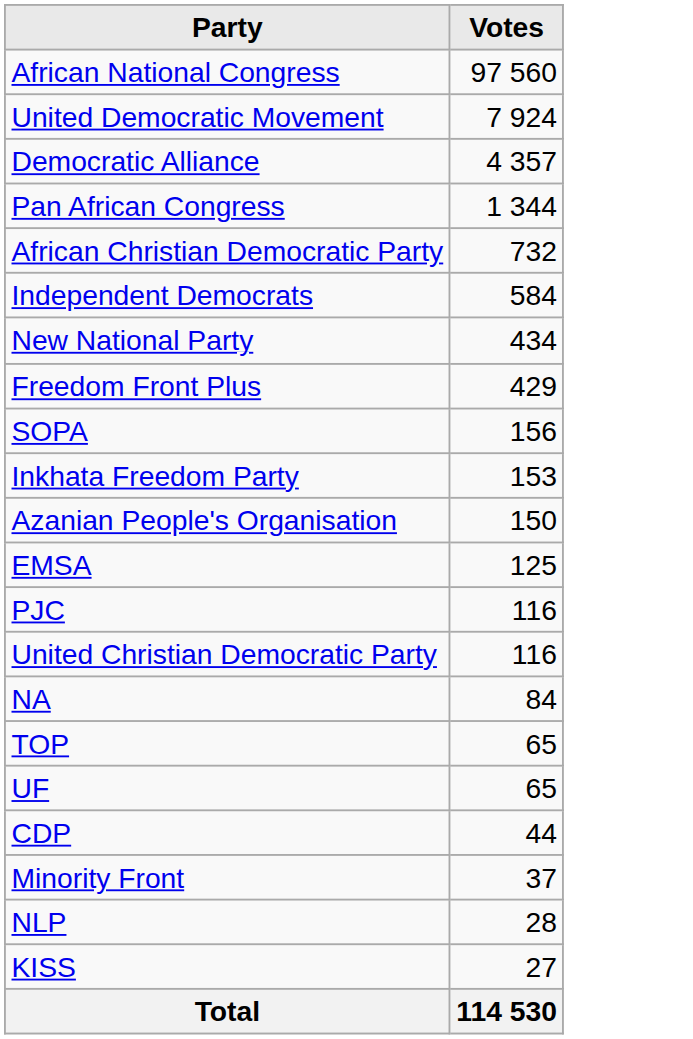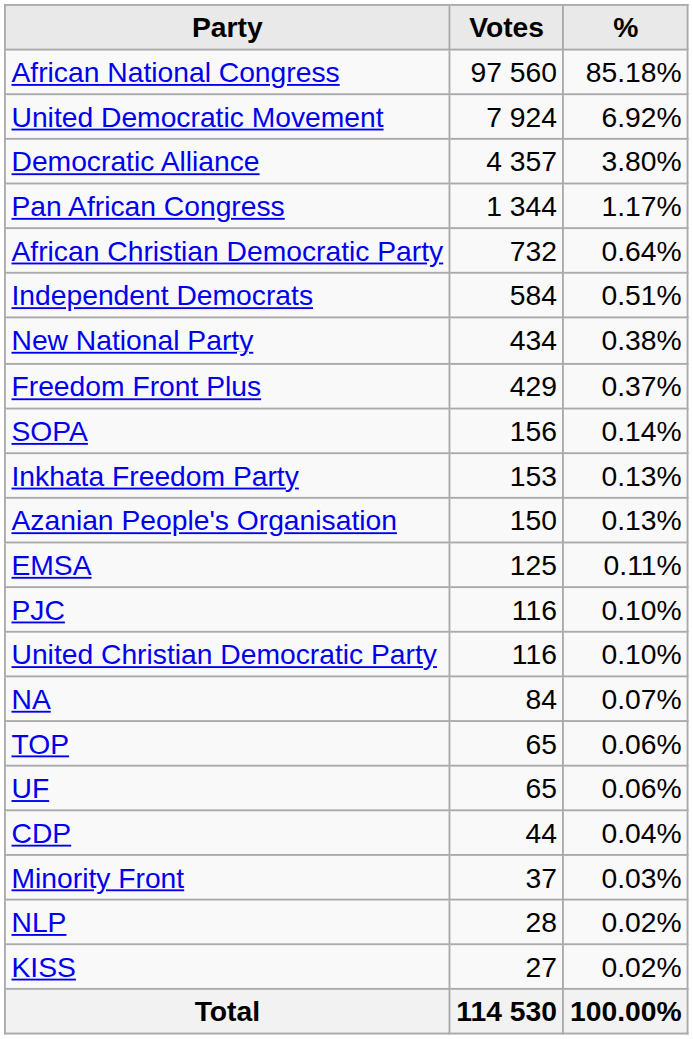+ column: (626, 27)
